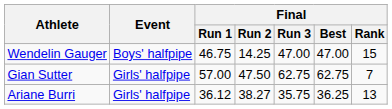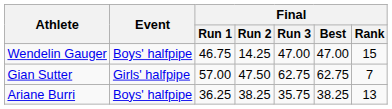(151, 95) Girls' halfpipe -> (153, 95) Boys' halfpipe
(215, 95) 36.12 -> (215, 95) 36.25
(255, 95) 38.27 -> (255, 95) 38.25
(333, 95) 36.25 -> (333, 95) 38.25
